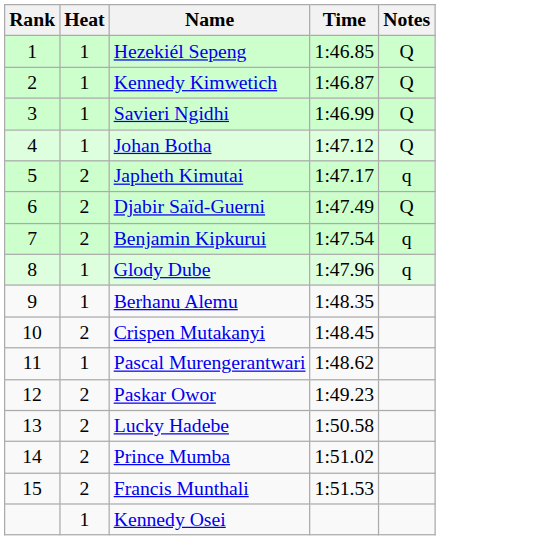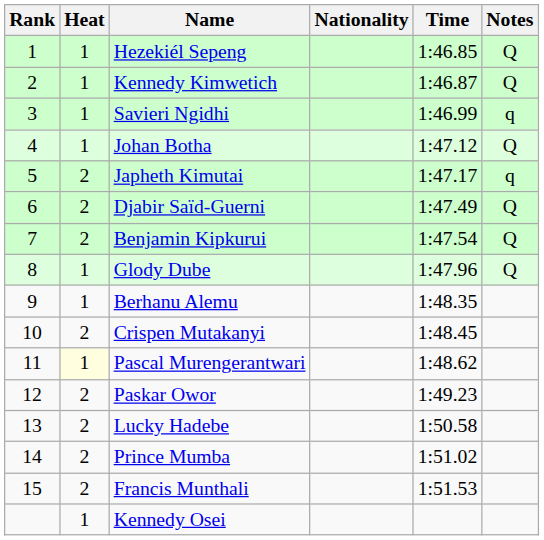+ column: (362, 20)
(407, 113) Q -> (510, 113) q
(407, 238) q -> (510, 238) Q
(407, 269) q -> (510, 269) Q
(84, 363) no background -> (84, 363) lightyellow background
